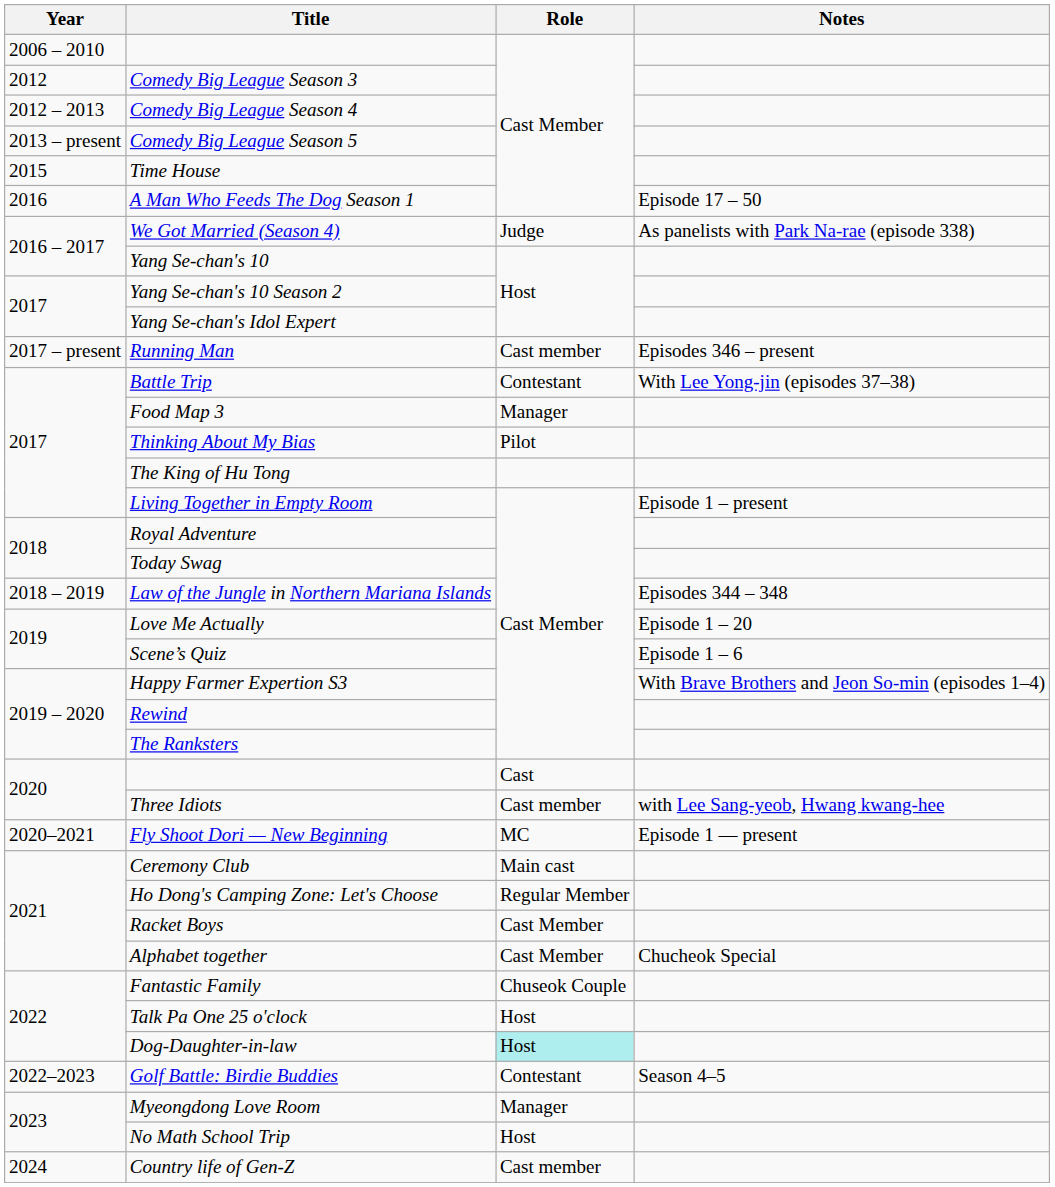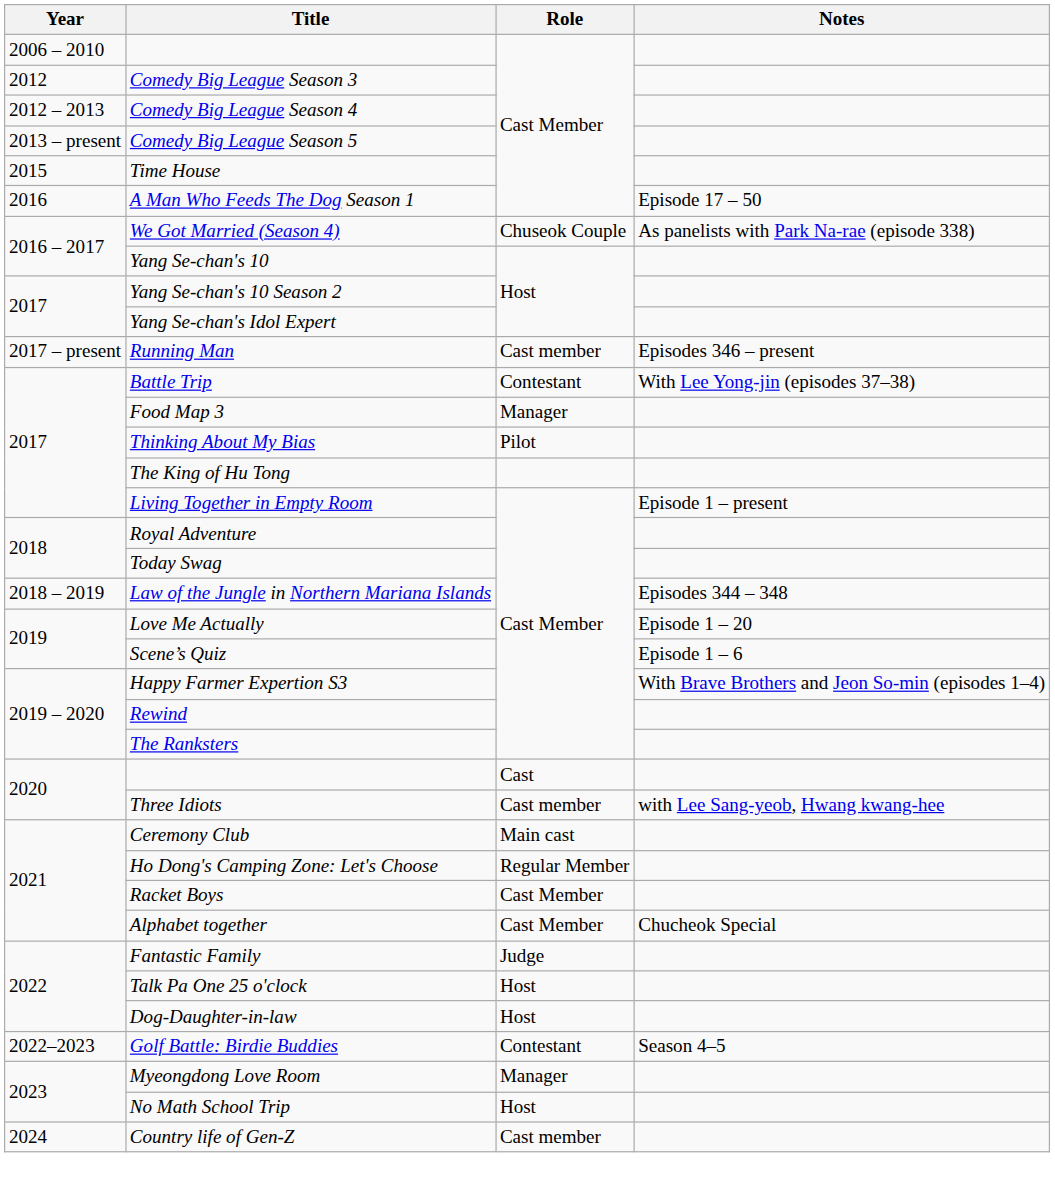(522, 230) Judge -> (563, 230) Chuseok Couple
- row: (52, 834)
(563, 985) Chuseok Couple -> (522, 955) Judge
(518, 1046) paleturquoise background -> (518, 1016) no background
